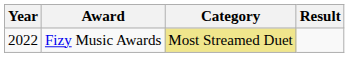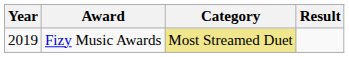(23, 40) 2022 -> (23, 40) 2019
